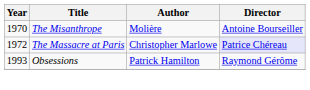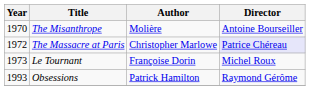+ row: (57, 61)
